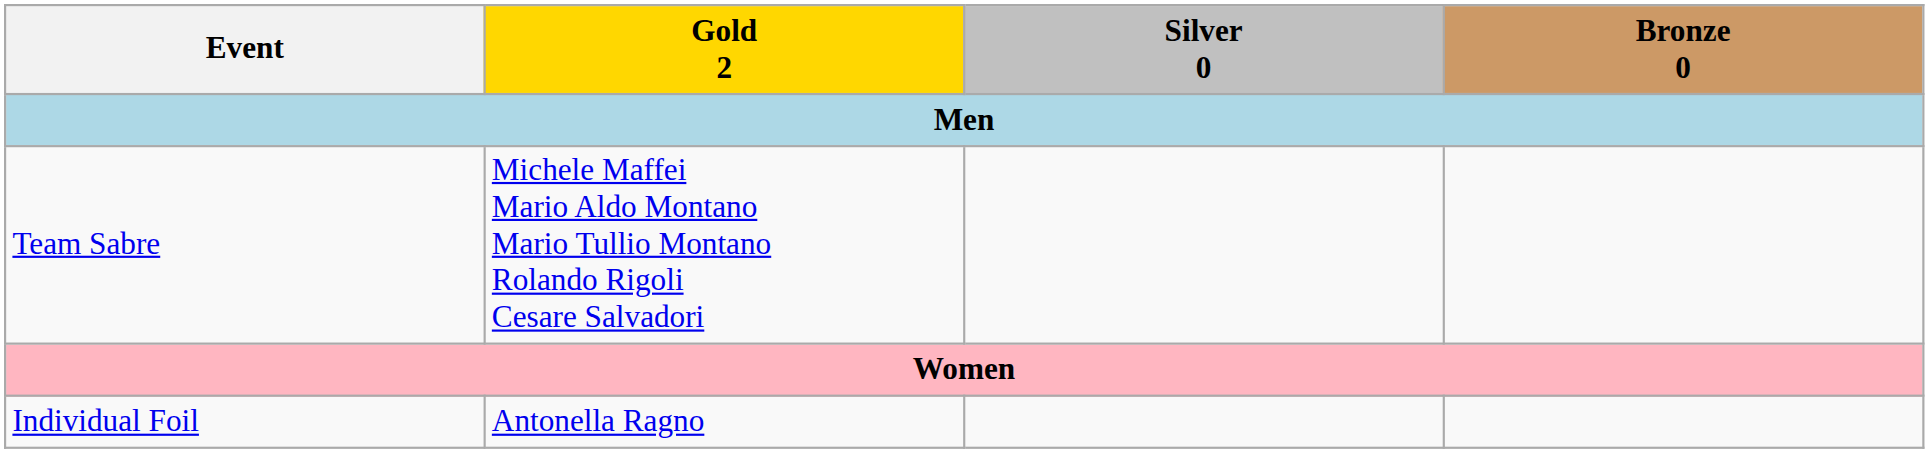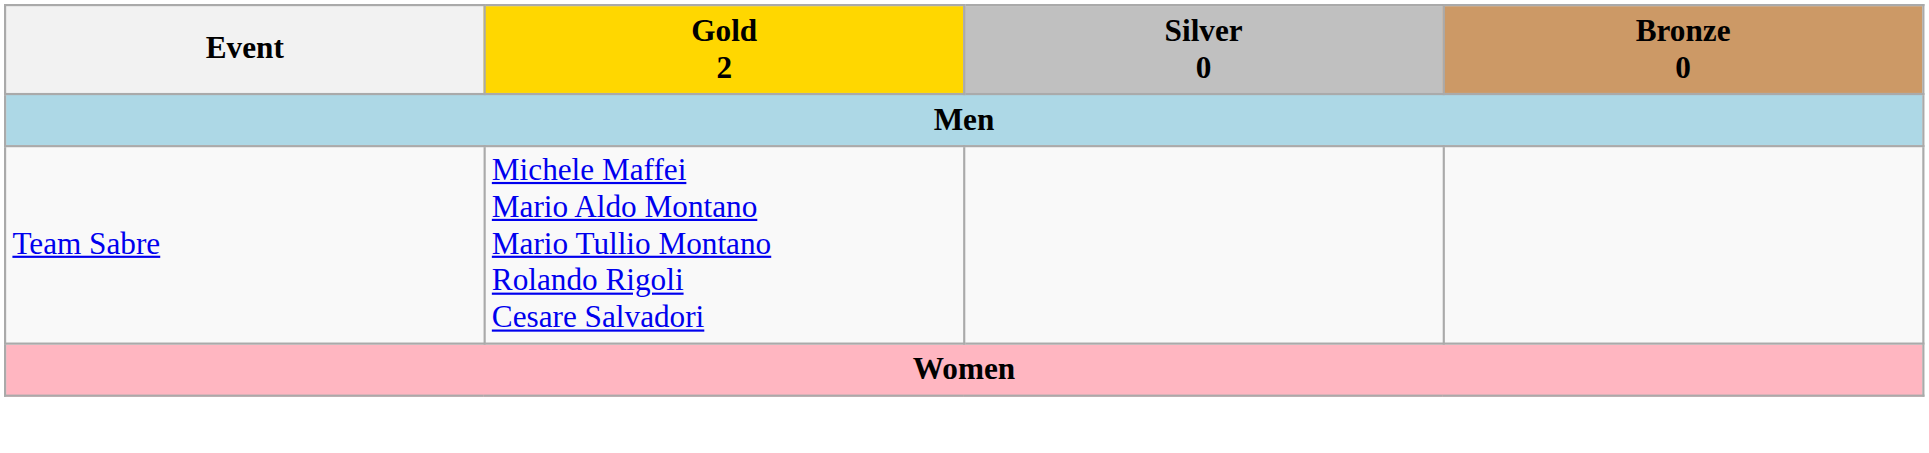- row: (106, 421)
